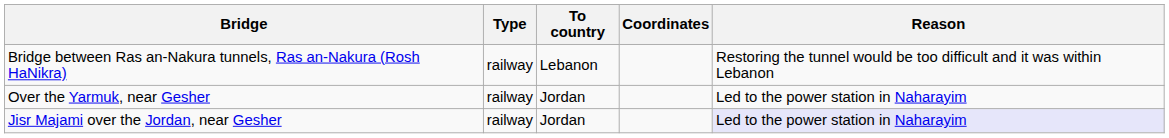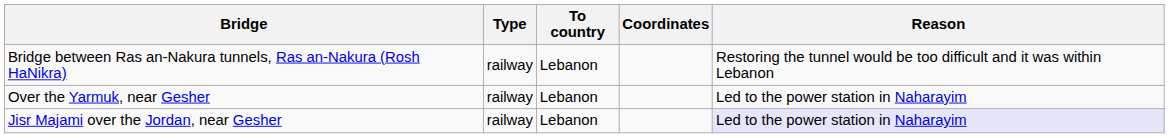(563, 96) Jordan -> (569, 96) Lebanon
(563, 120) Jordan -> (569, 120) Lebanon
